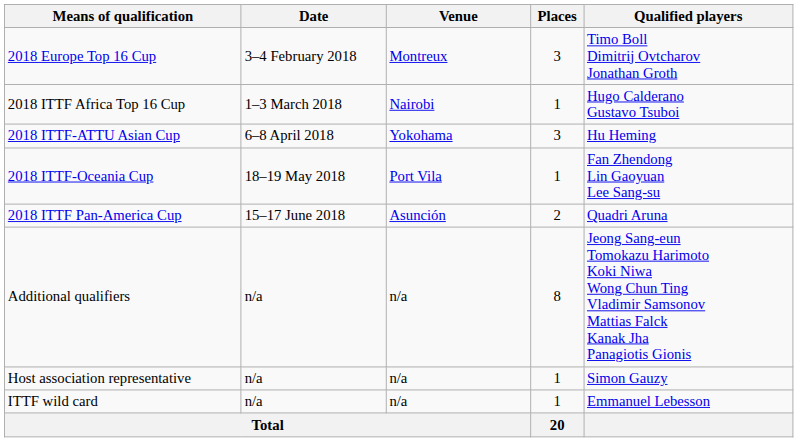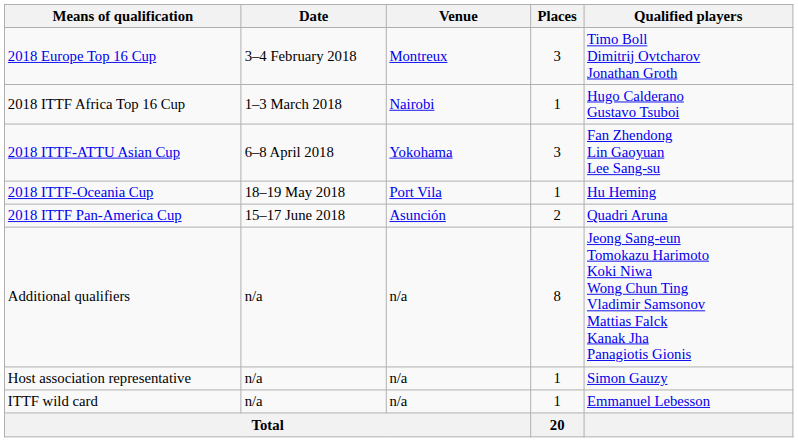(622, 135) Hu Heming -> (630, 152) Fan Zhendong Lin Gaoyuan Lee Sang-su
(630, 175) Fan Zhendong Lin Gaoyuan Lee Sang-su -> (622, 192) Hu Heming
